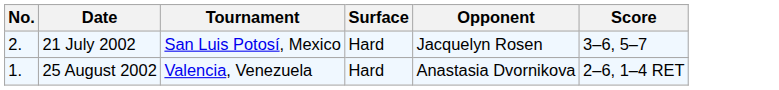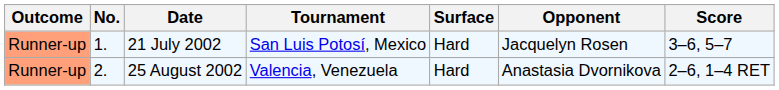+ column: (47, 17)
(15, 44) 2. -> (101, 44) 1.
(15, 70) 1. -> (101, 70) 2.
